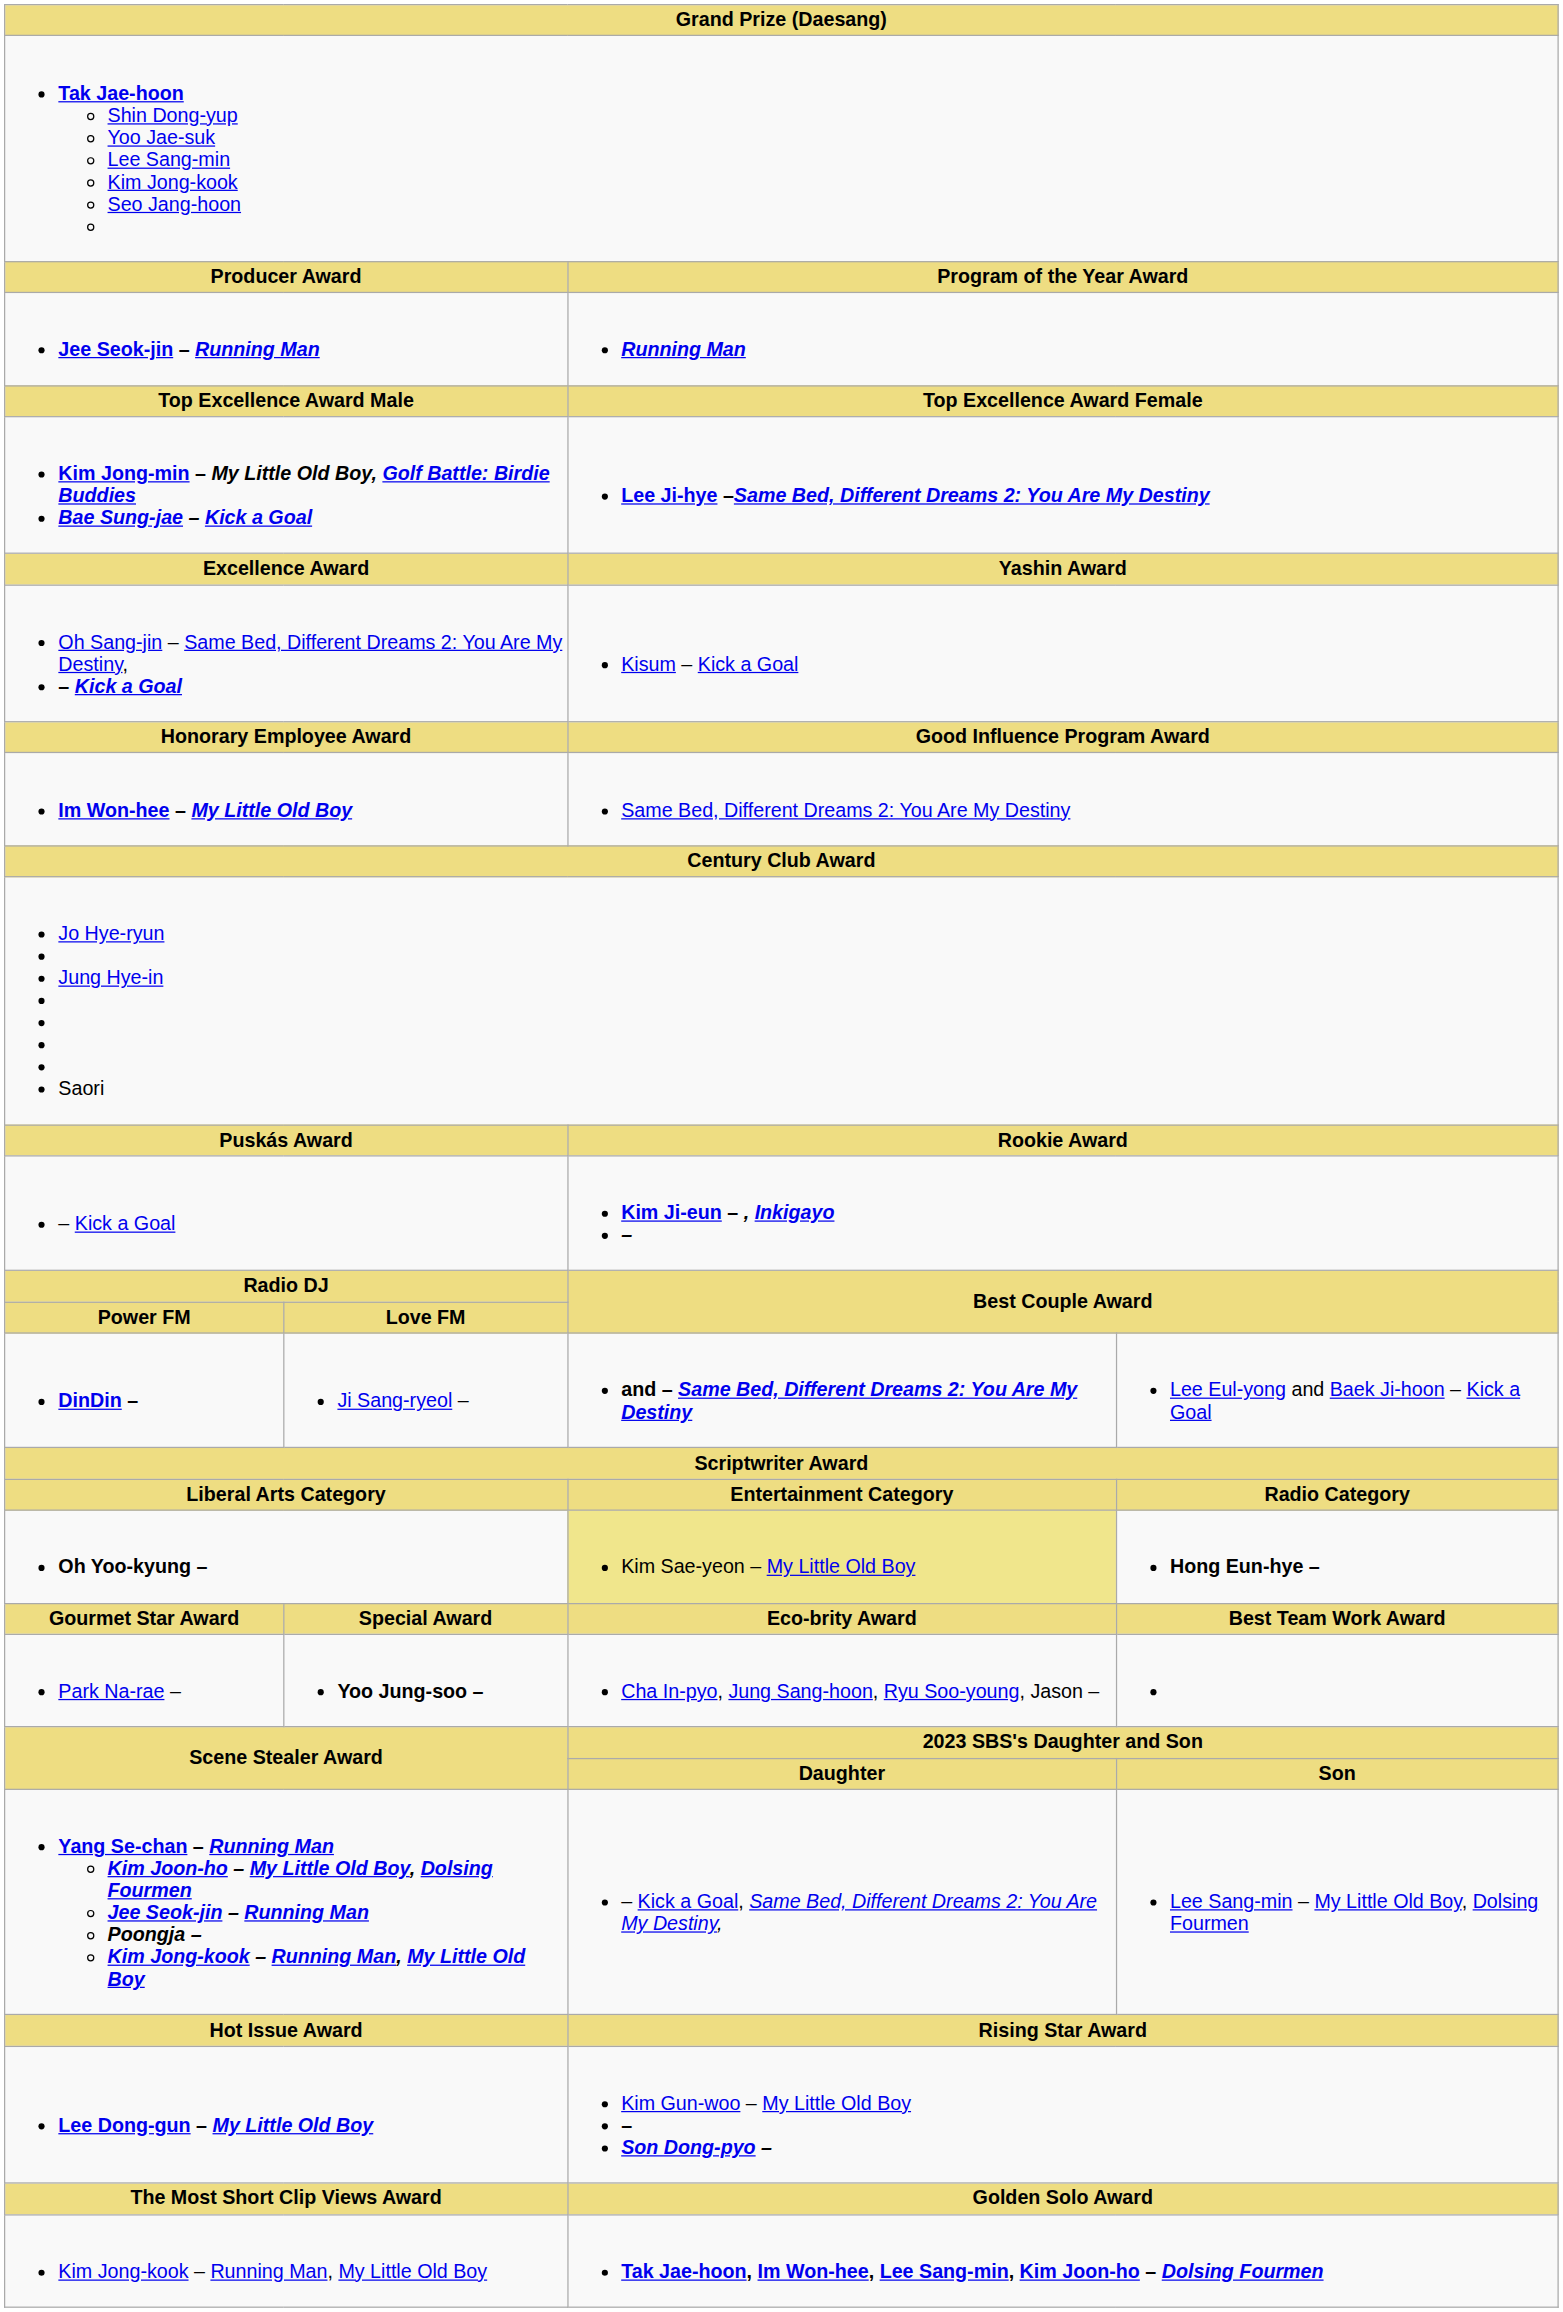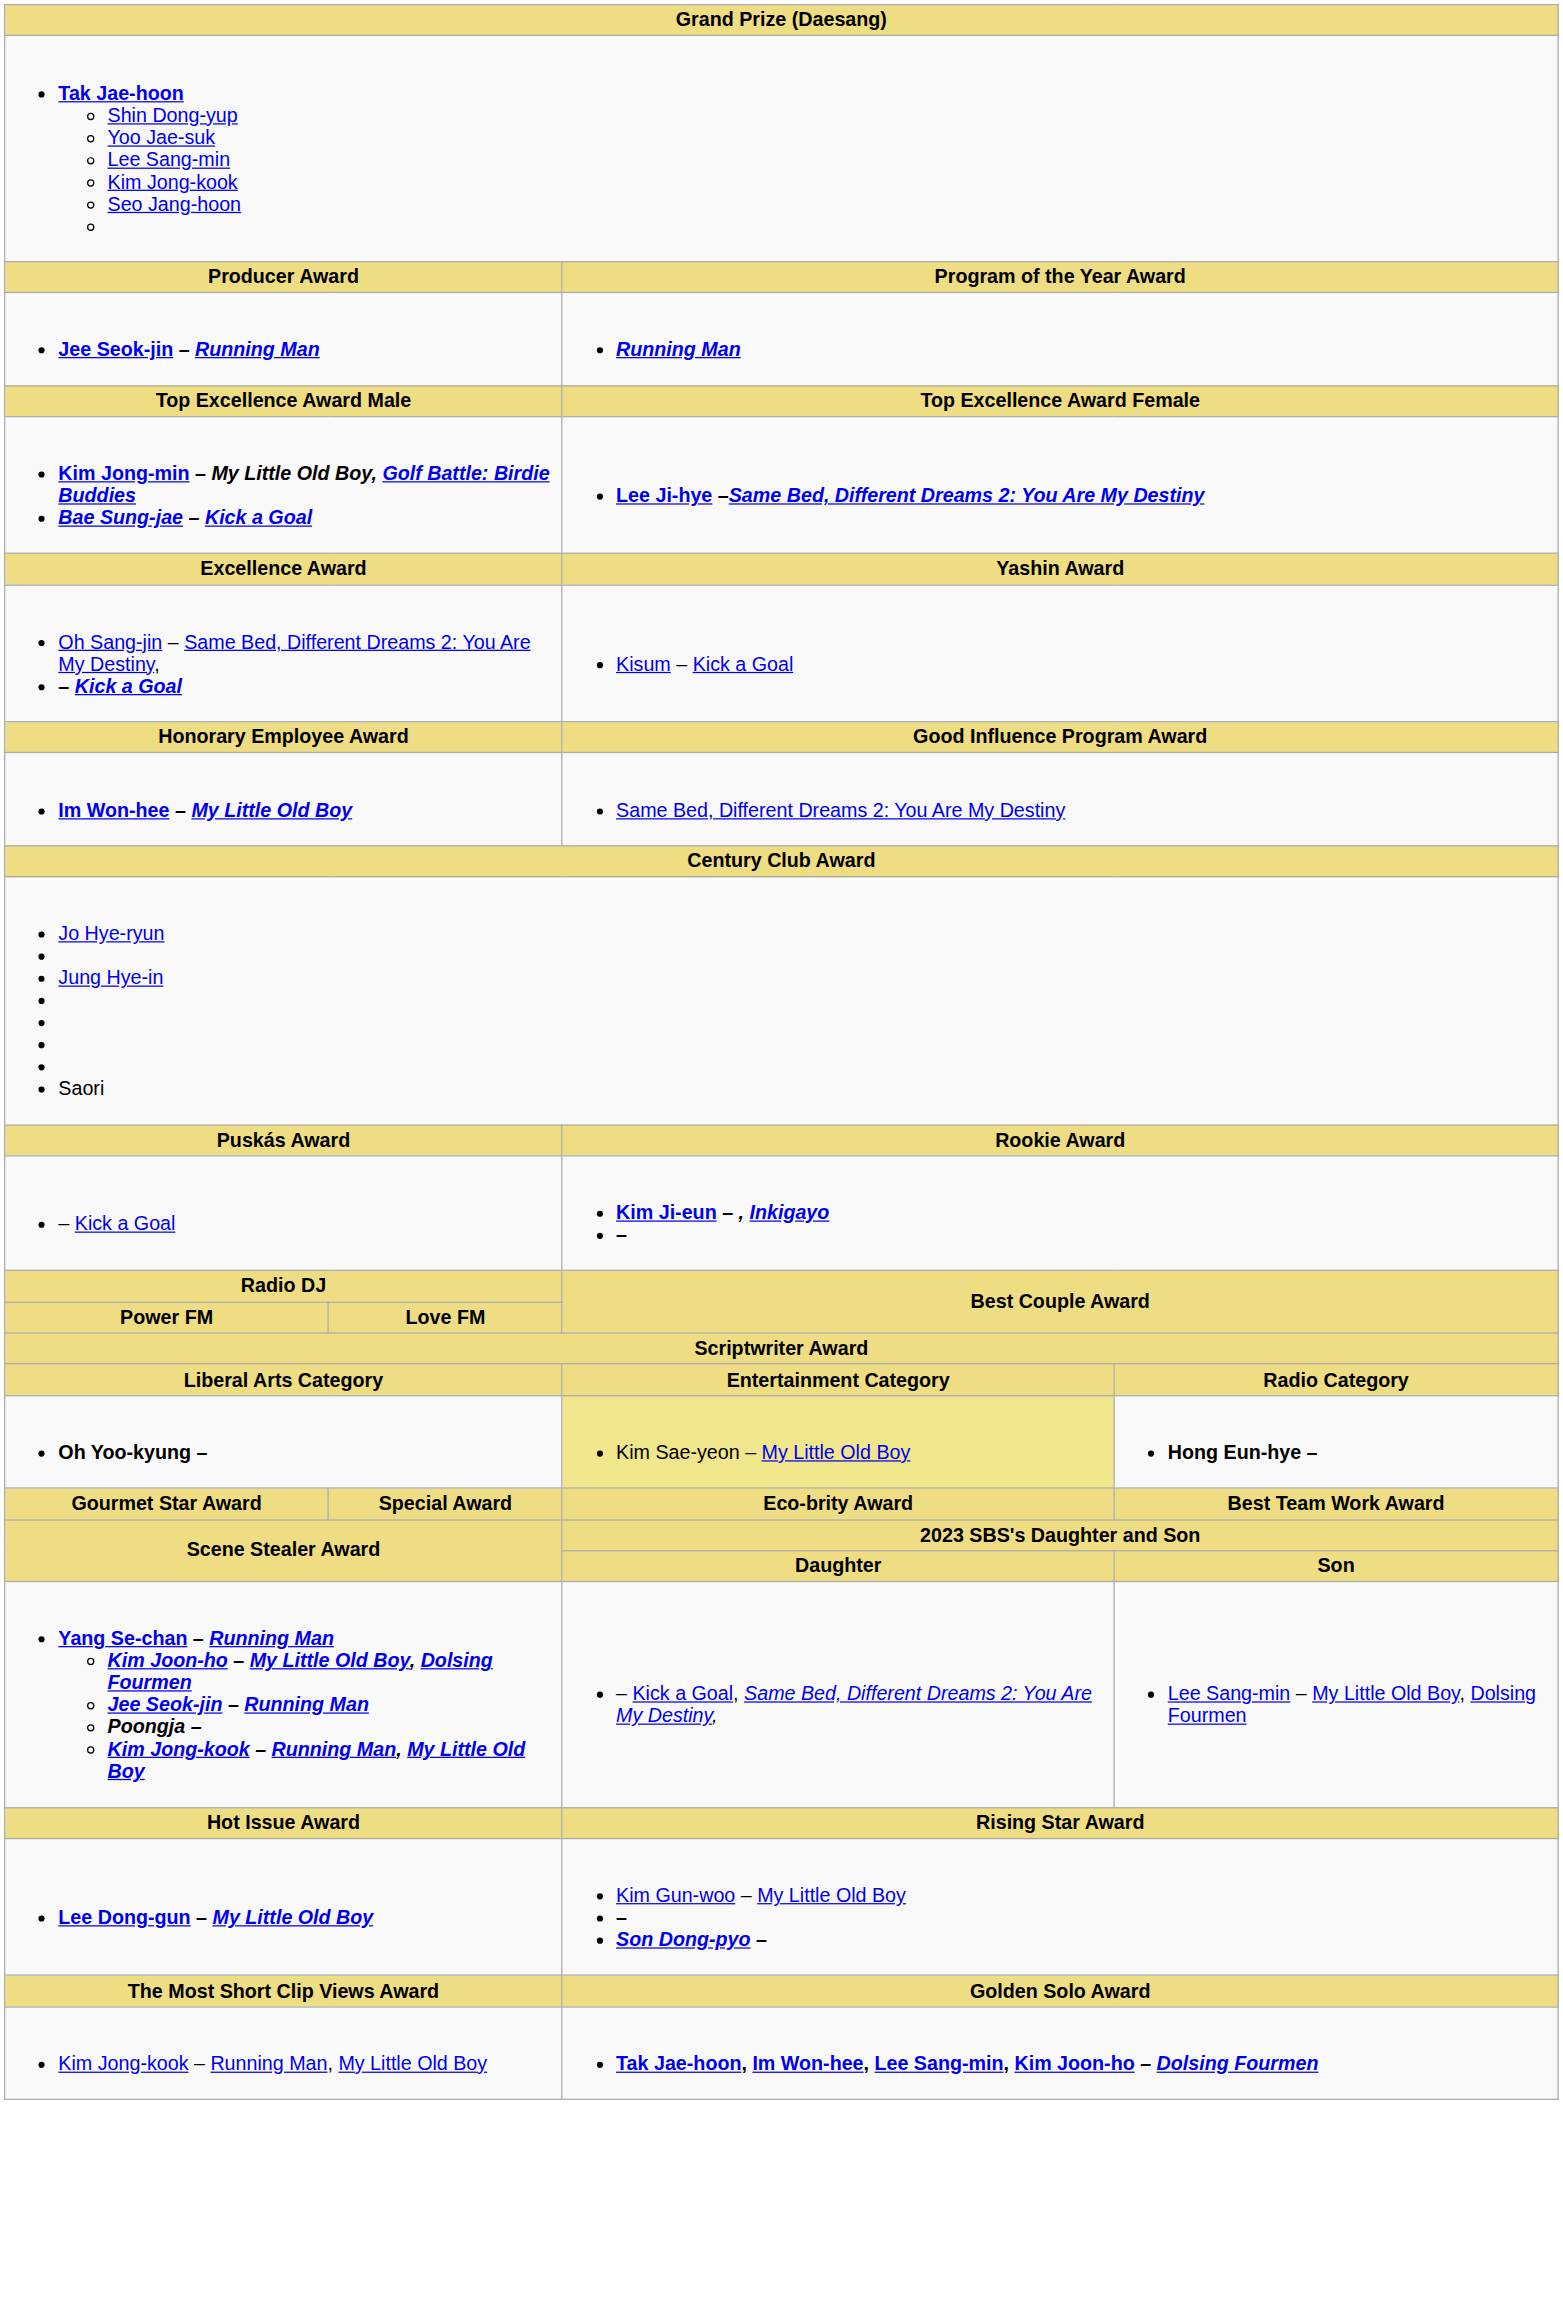- row: (144, 1402)
- row: (144, 1692)
